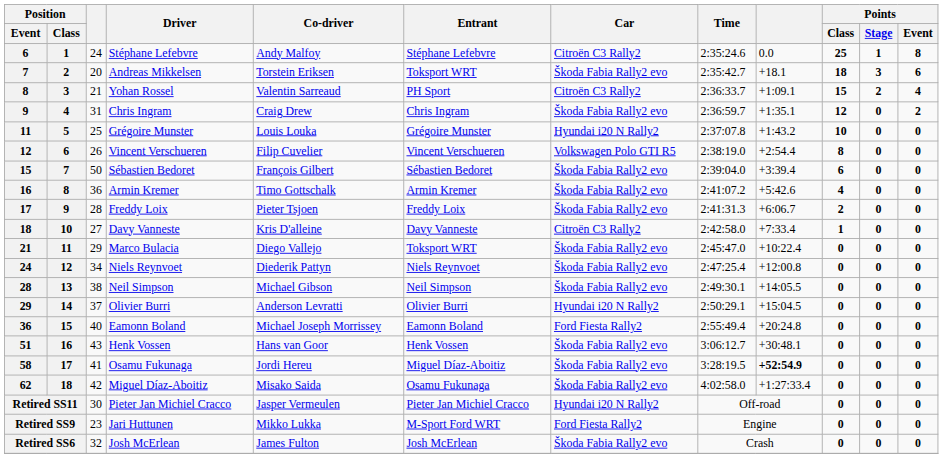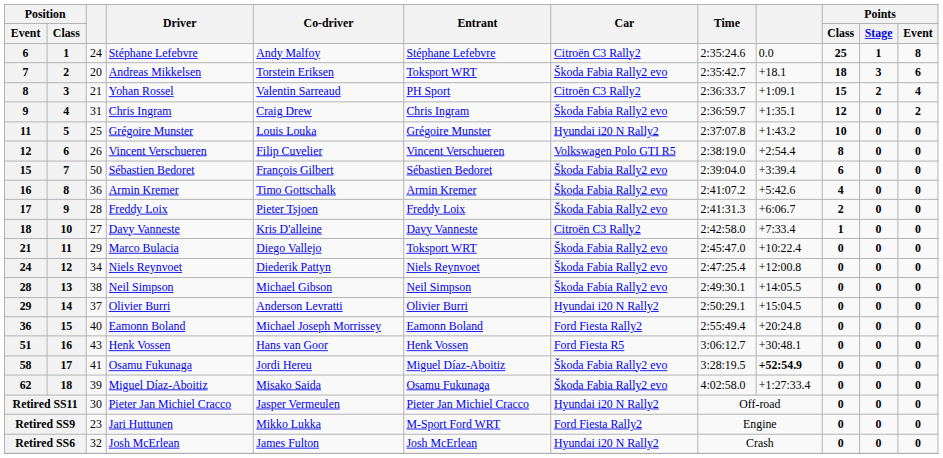(611, 345) Škoda Fabia Rally2 evo -> (589, 345) Ford Fiesta R5
(96, 384) 42 -> (96, 384) 39
(611, 443) Škoda Fabia Rally2 evo -> (606, 443) Hyundai i20 N Rally2
